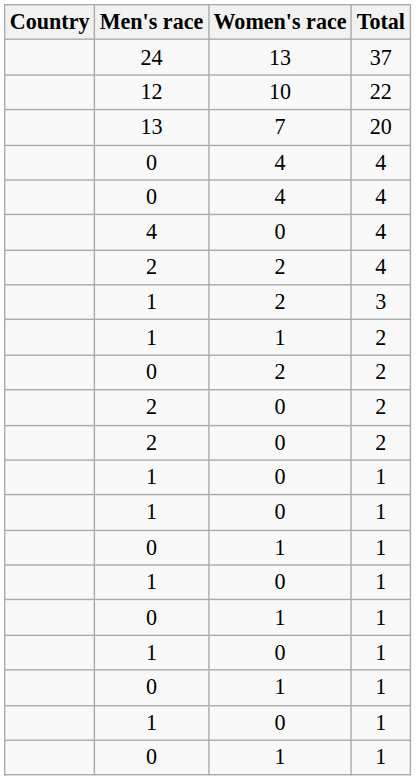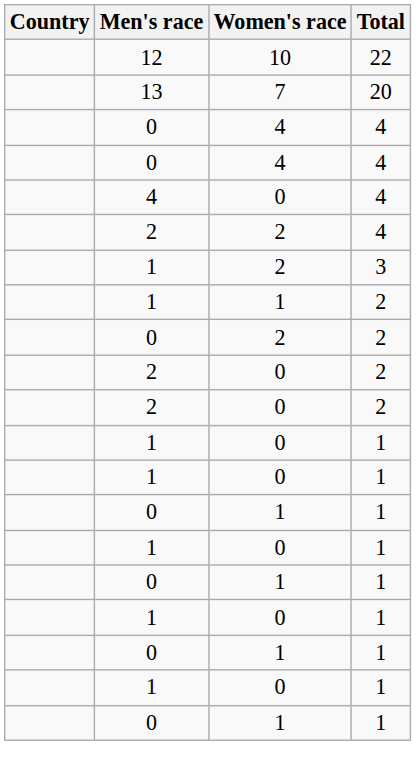- row: (151, 57)
